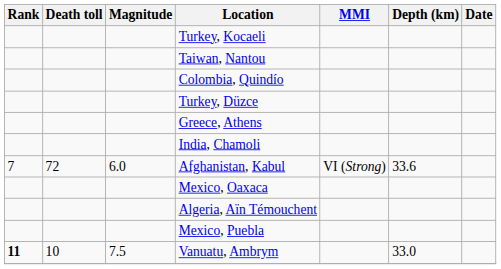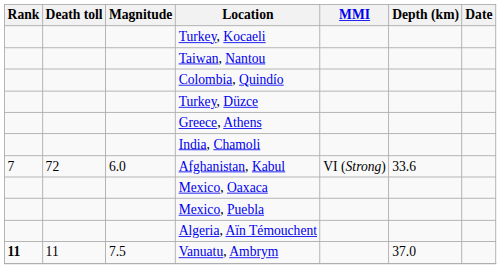rows swapped: (248, 209) <-> (221, 230)
(52, 252) 10 -> (52, 252) 11
(404, 252) 33.0 -> (404, 252) 37.0
